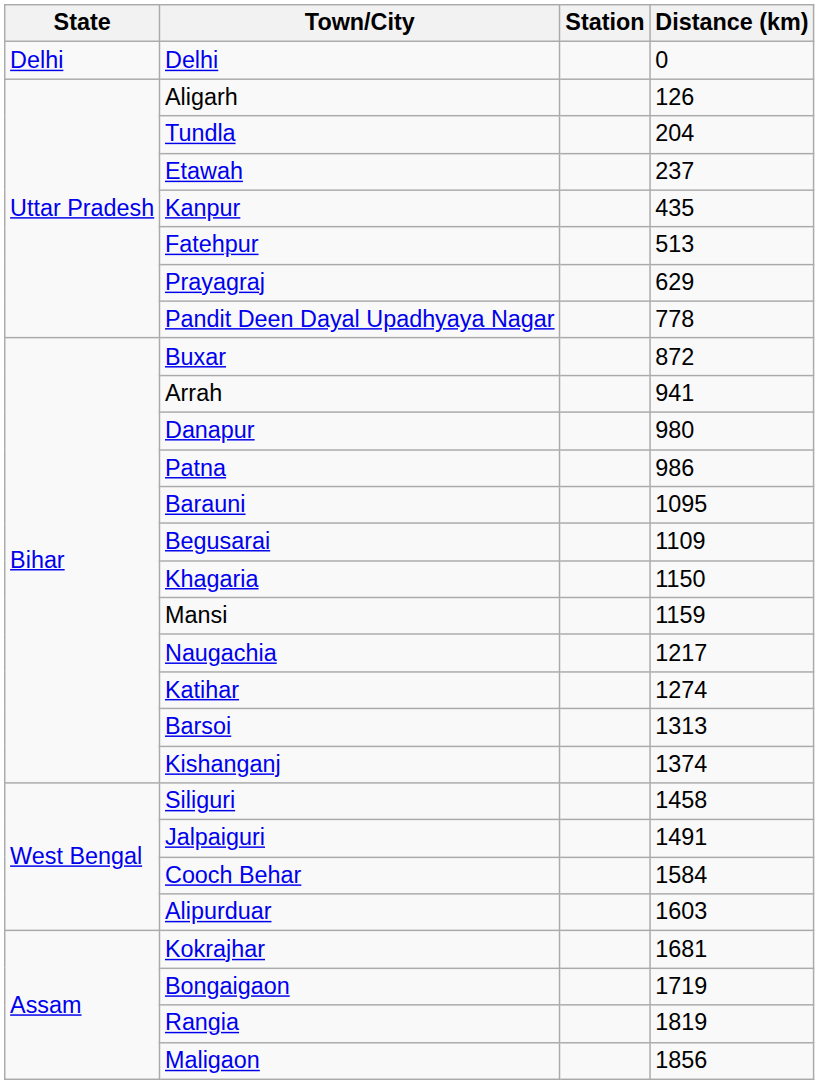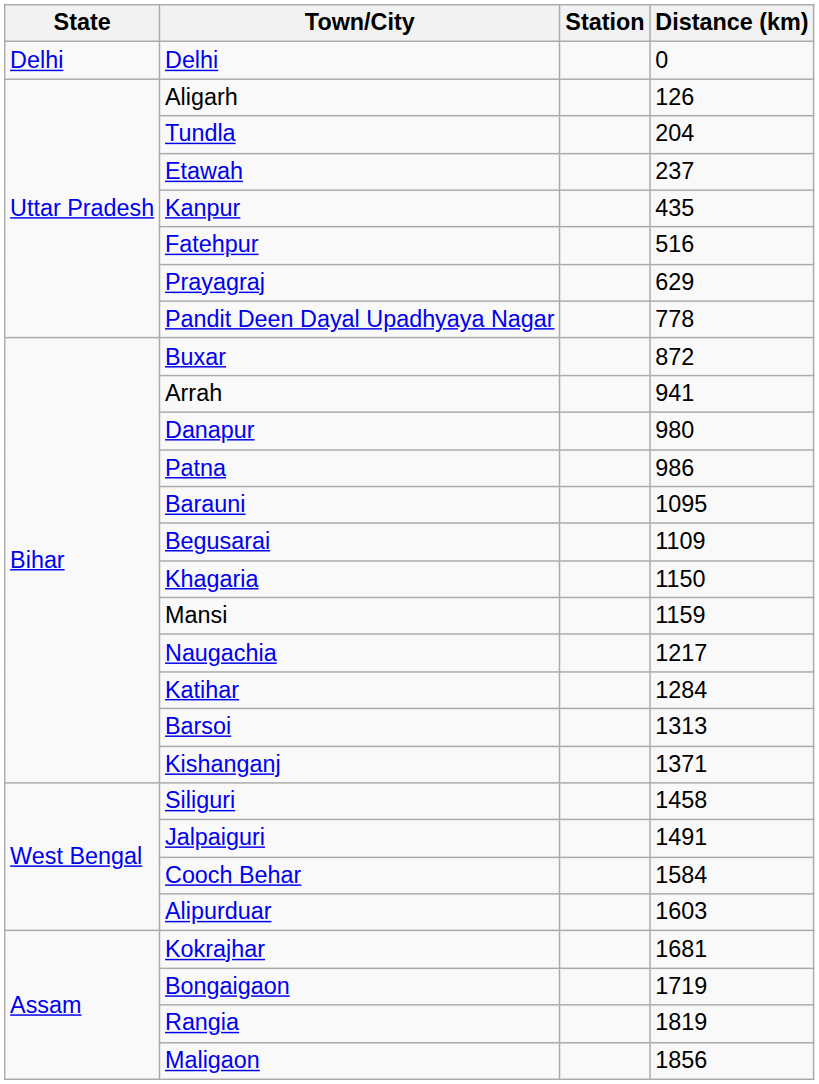(675, 245) 513 -> (675, 245) 516
(681, 689) 1274 -> (681, 689) 1284
(681, 763) 1374 -> (681, 763) 1371
